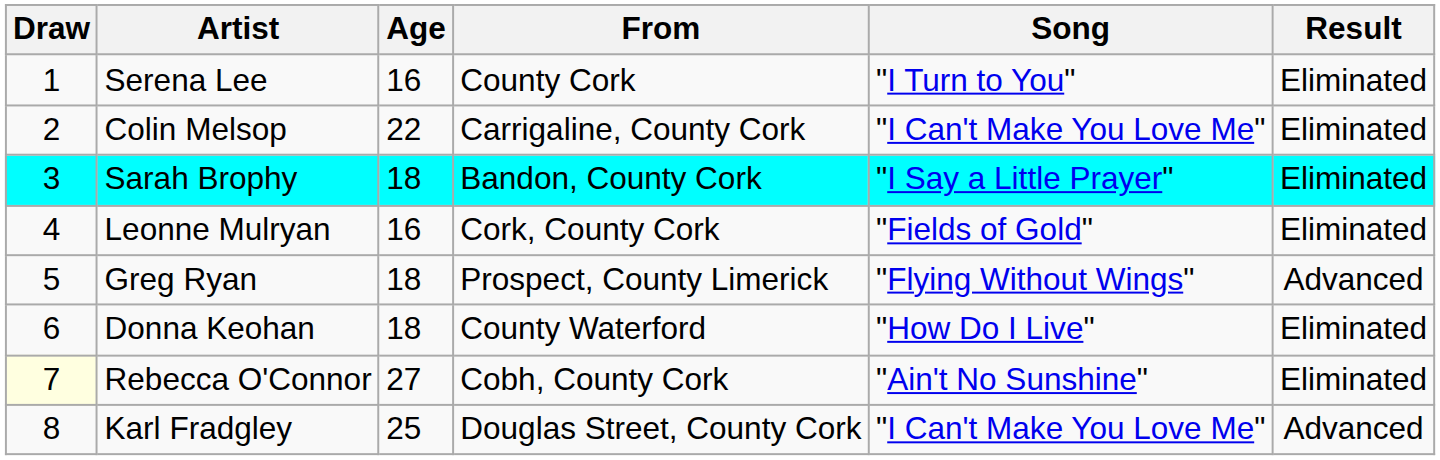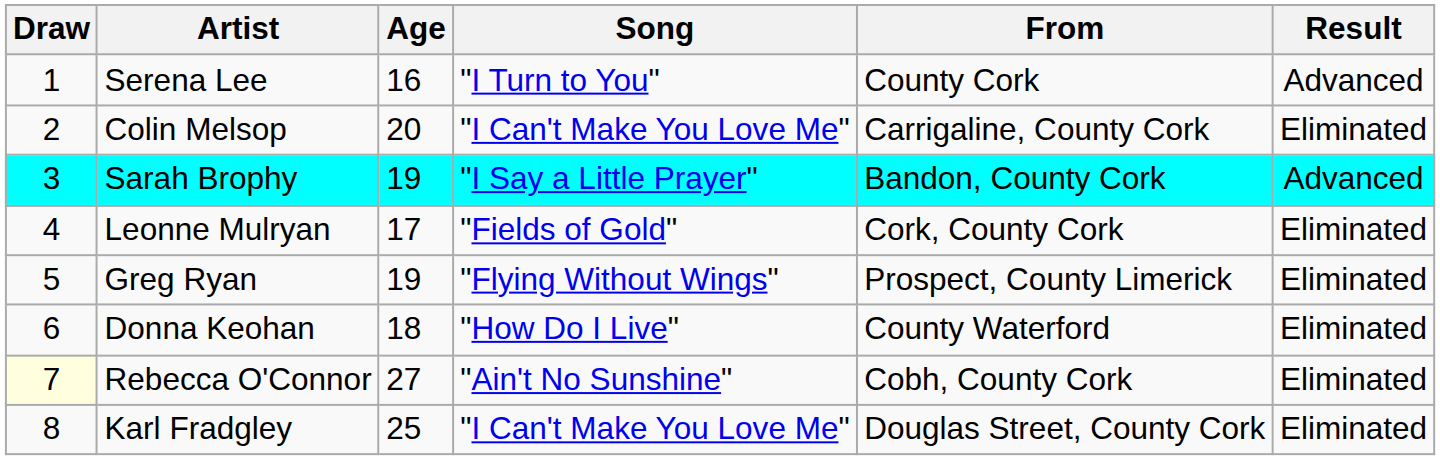columns swapped: (661, 29) <-> (1071, 29)
(1354, 79) Eliminated -> (1354, 79) Advanced
(404, 129) 22 -> (404, 129) 20
(404, 179) 18 -> (404, 179) 19
(1354, 179) Eliminated -> (1354, 179) Advanced
(404, 229) 16 -> (404, 229) 17
(404, 279) 18 -> (404, 279) 19
(1354, 279) Advanced -> (1354, 279) Eliminated
(1354, 429) Advanced -> (1354, 429) Eliminated
